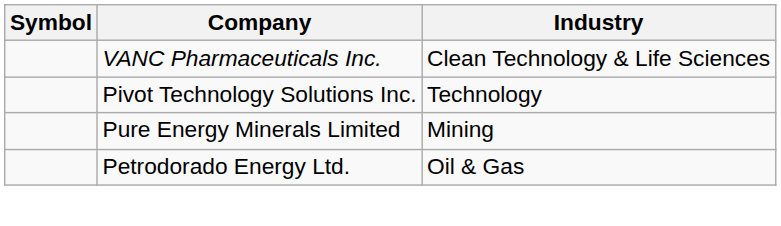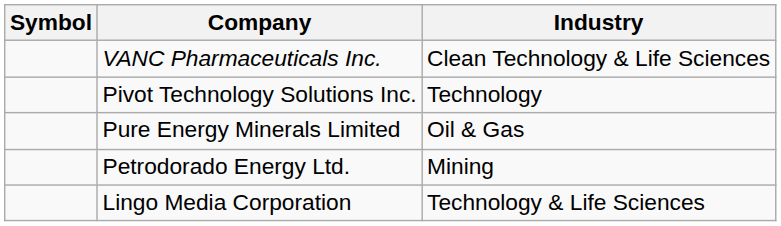(460, 130) Mining -> (476, 130) Oil & Gas
(476, 166) Oil & Gas -> (460, 166) Mining
+ row: (227, 202)
